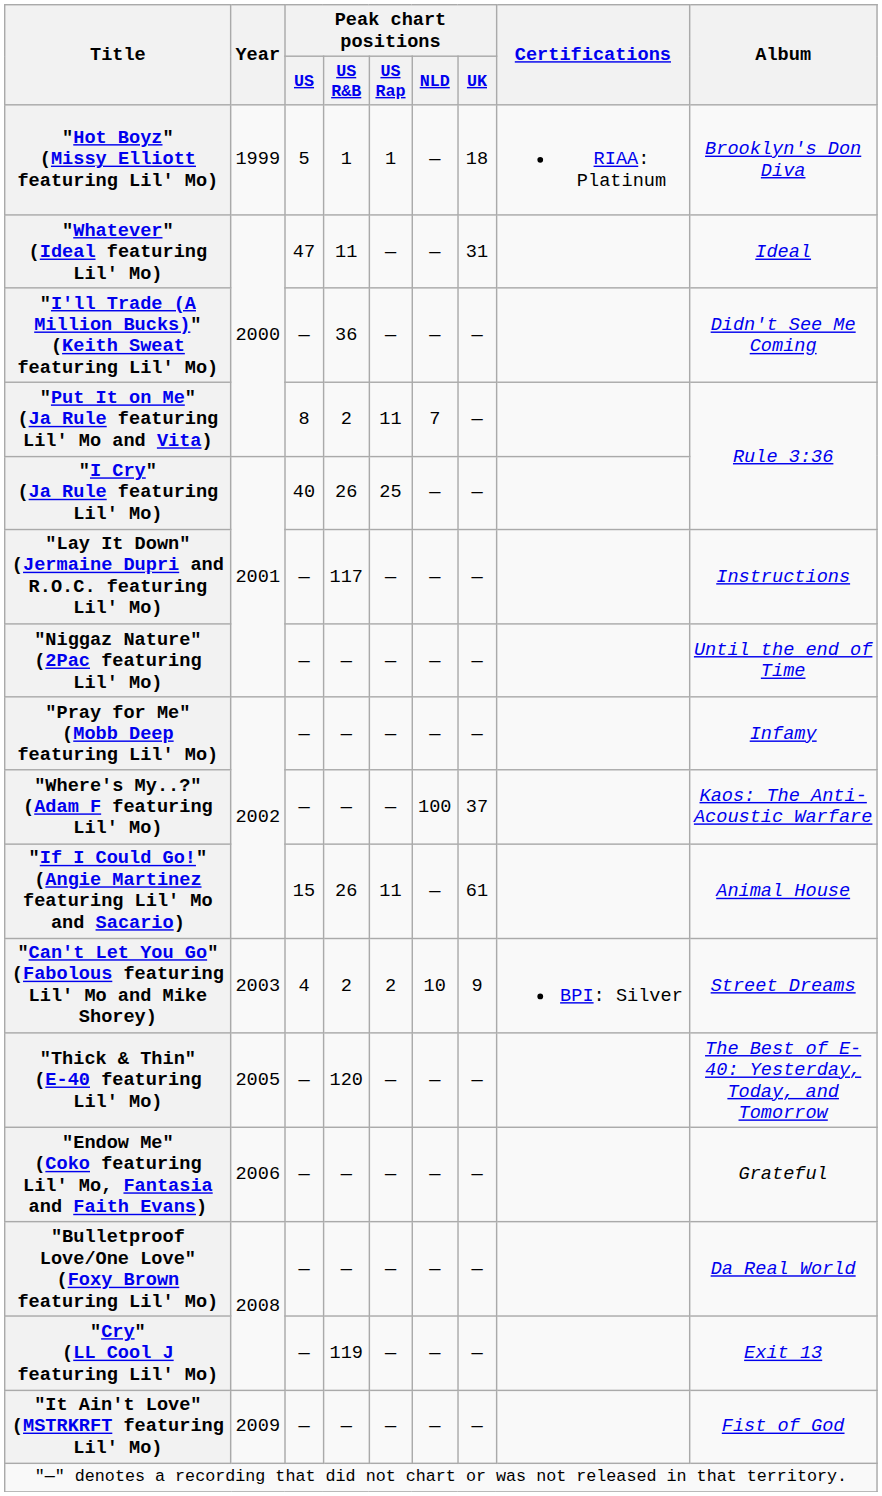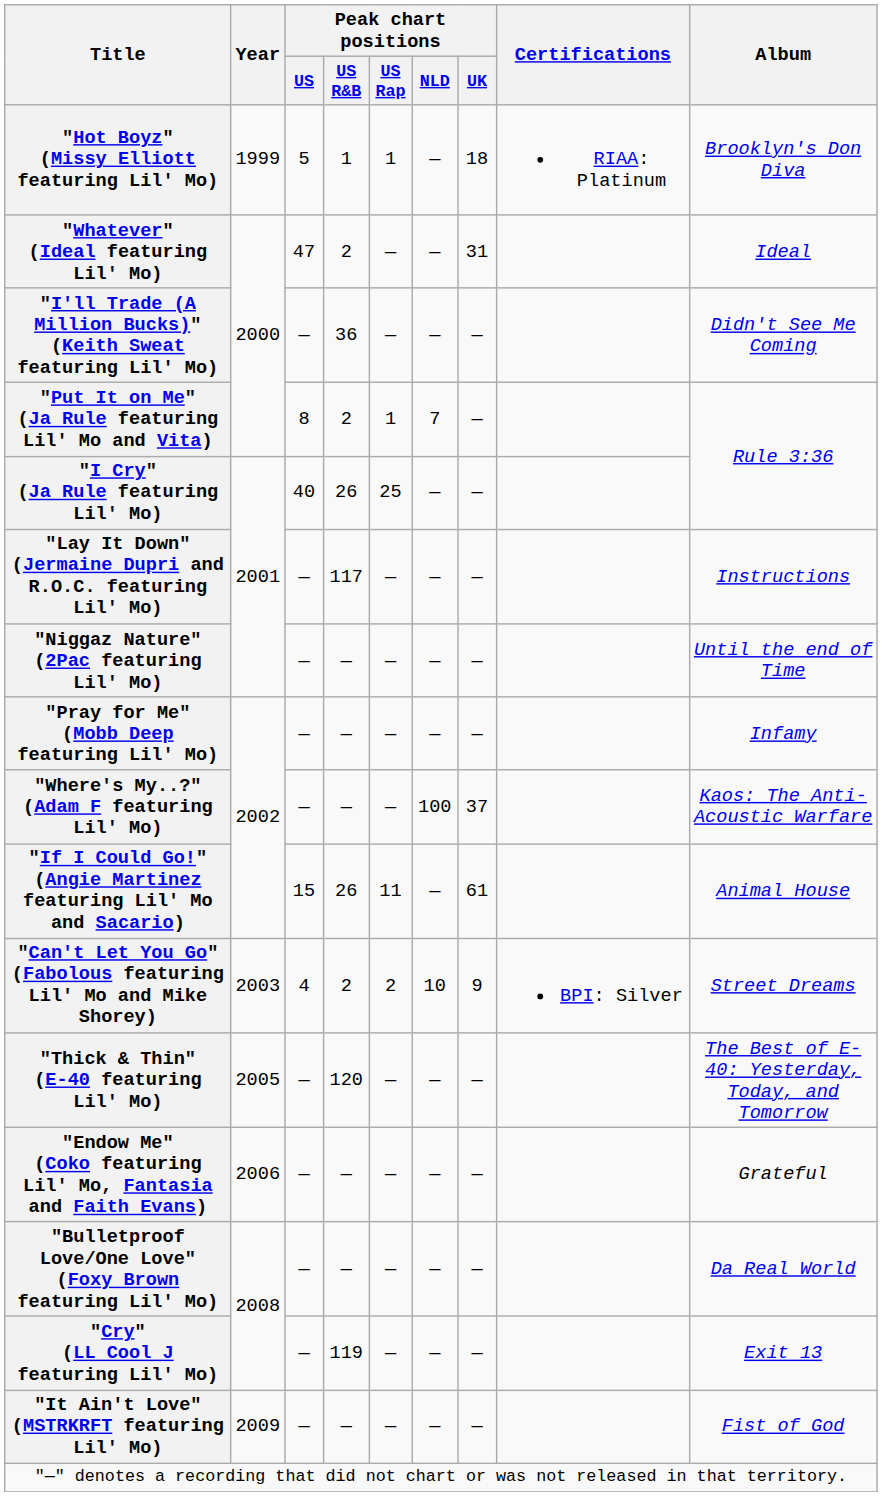(346, 252) 11 -> (346, 252) 2
(390, 419) 11 -> (390, 419) 1
